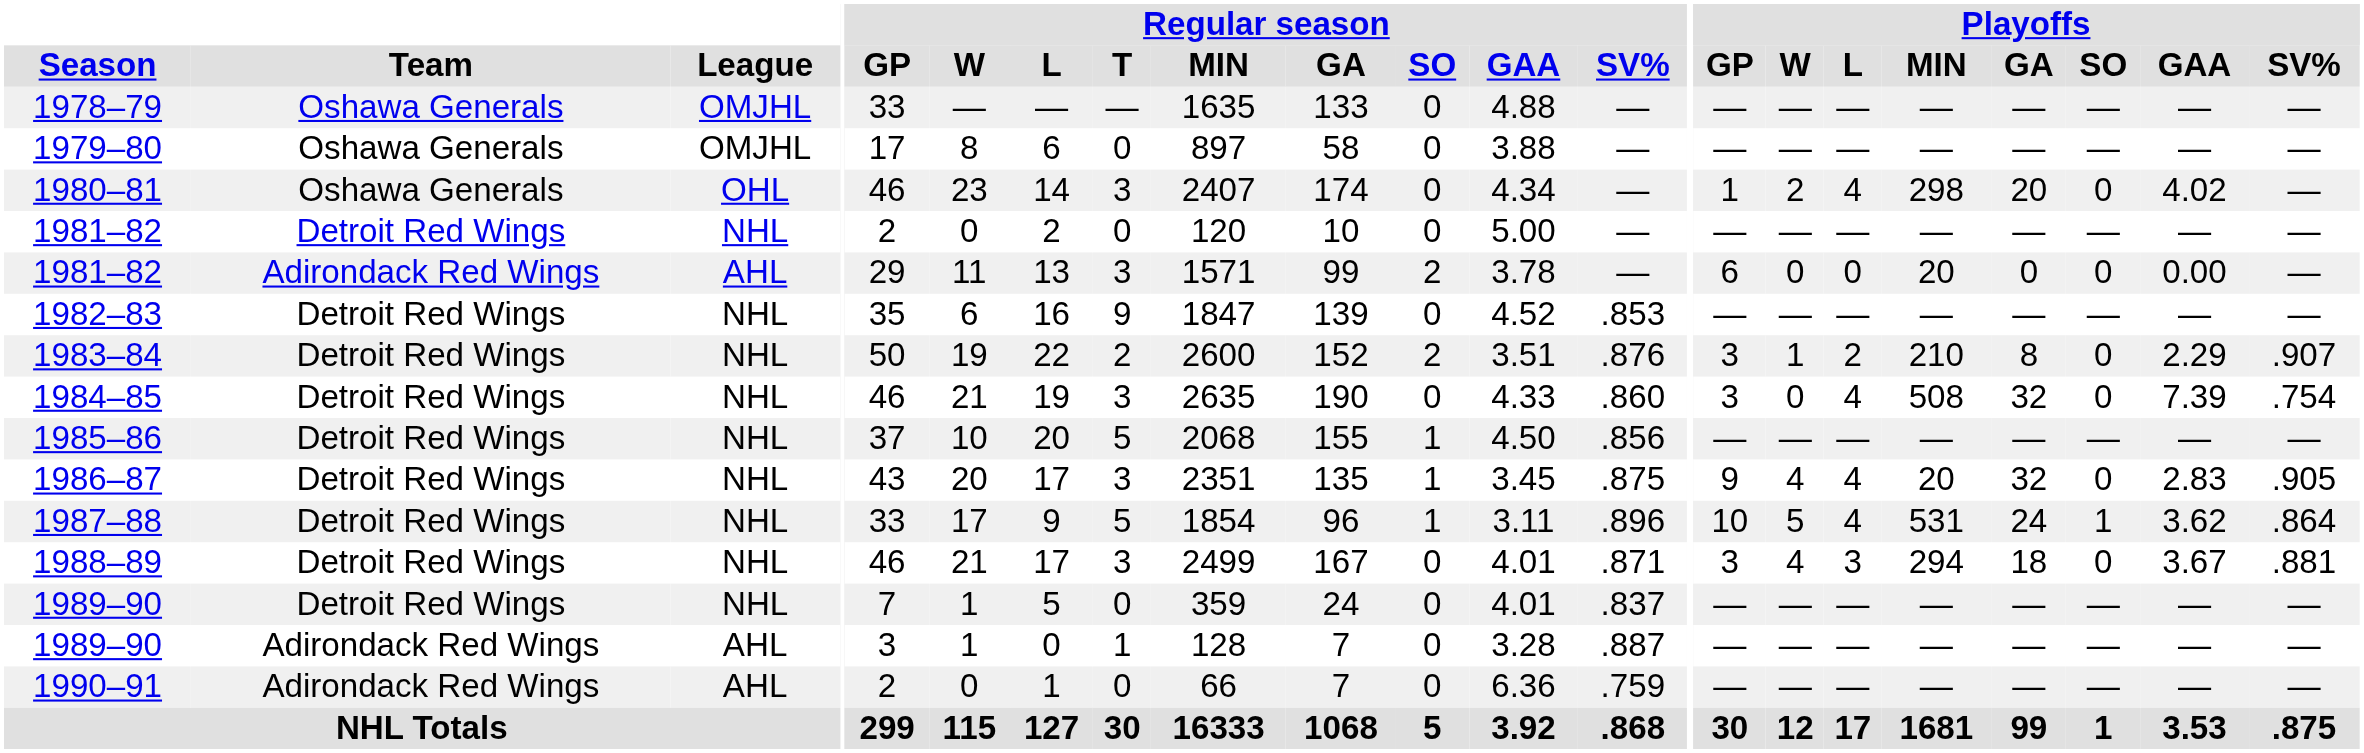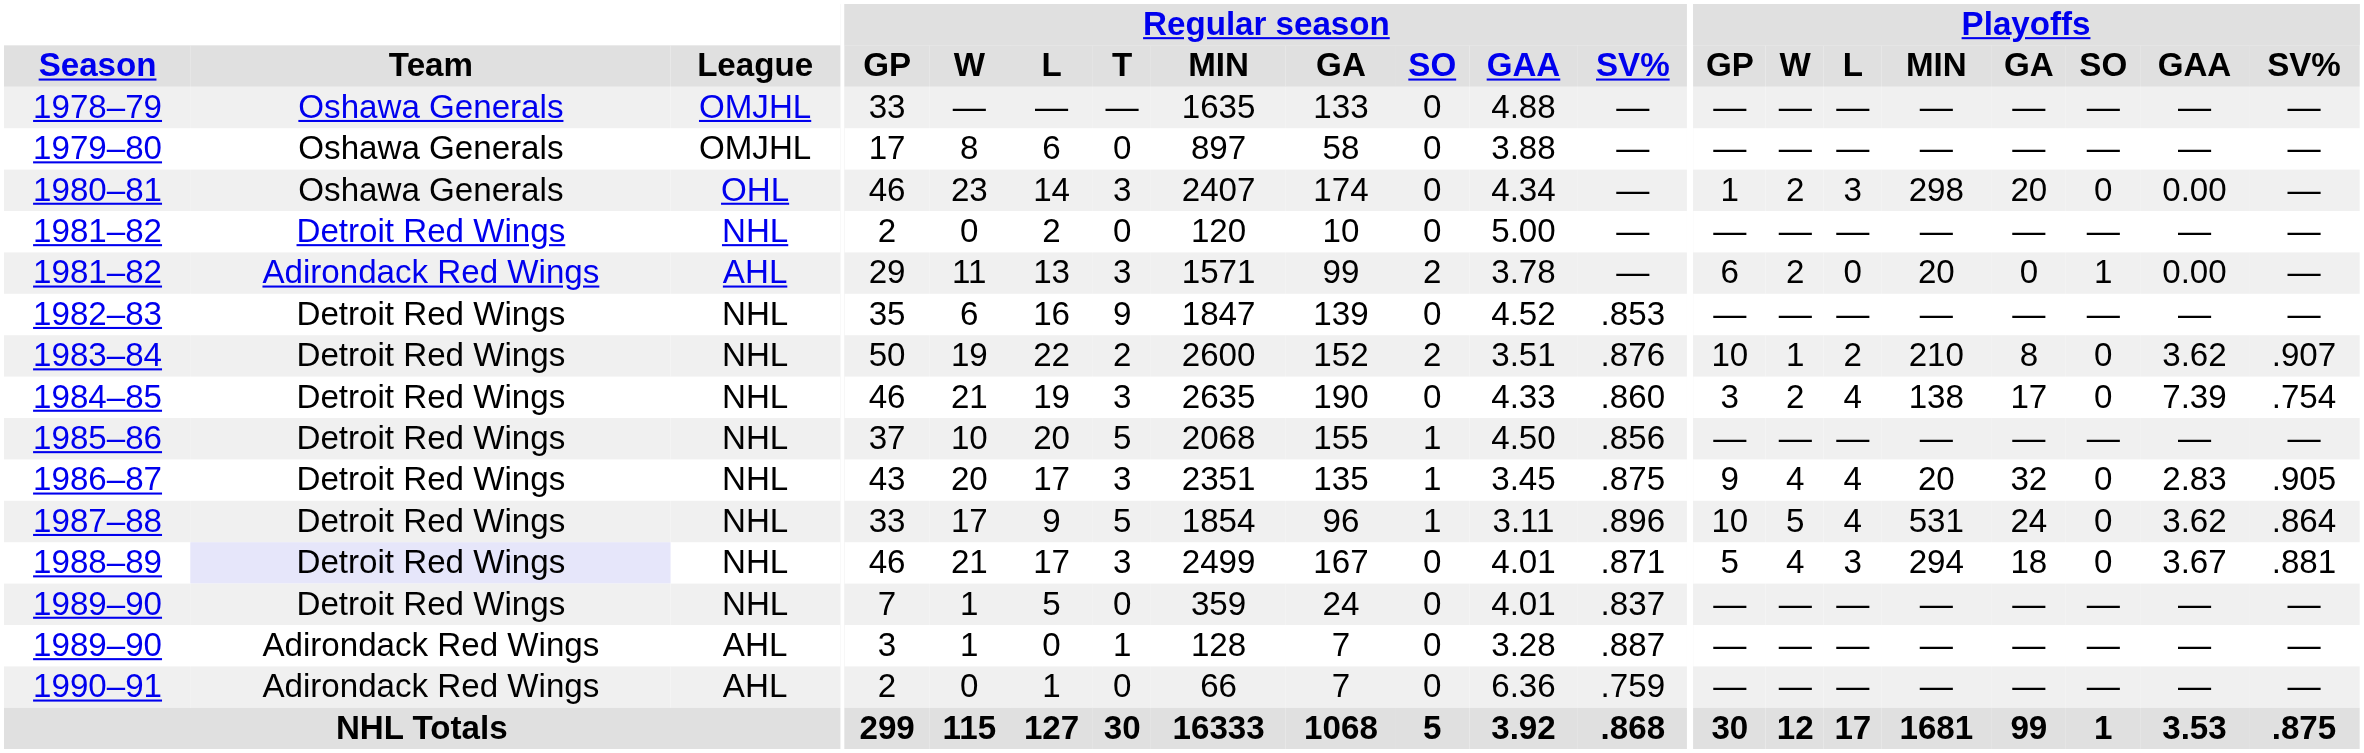(1853, 189) 4 -> (1853, 189) 3
(2194, 189) 4.02 -> (2194, 189) 0.00
(1795, 272) 0 -> (1795, 272) 2
(2103, 272) 0 -> (2103, 272) 1
(1730, 355) 3 -> (1730, 355) 10
(2194, 355) 2.29 -> (2194, 355) 3.62
(1795, 396) 0 -> (1795, 396) 2
(1936, 396) 508 -> (1936, 396) 138
(2029, 396) 32 -> (2029, 396) 17
(2103, 520) 1 -> (2103, 520) 0
(431, 562) no background -> (431, 562) lavender background
(1730, 562) 3 -> (1730, 562) 5
